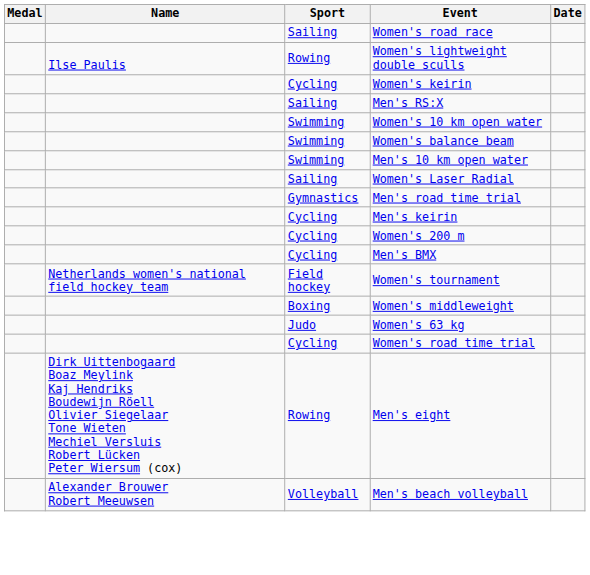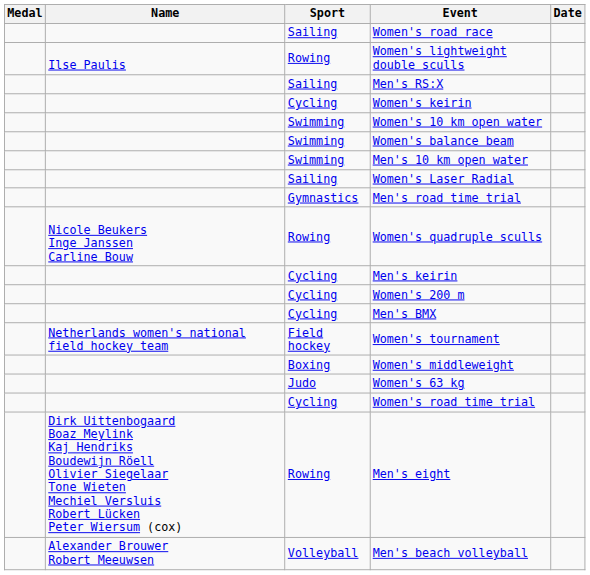rows swapped: (422, 84) <-> (408, 103)
+ row: (457, 237)
